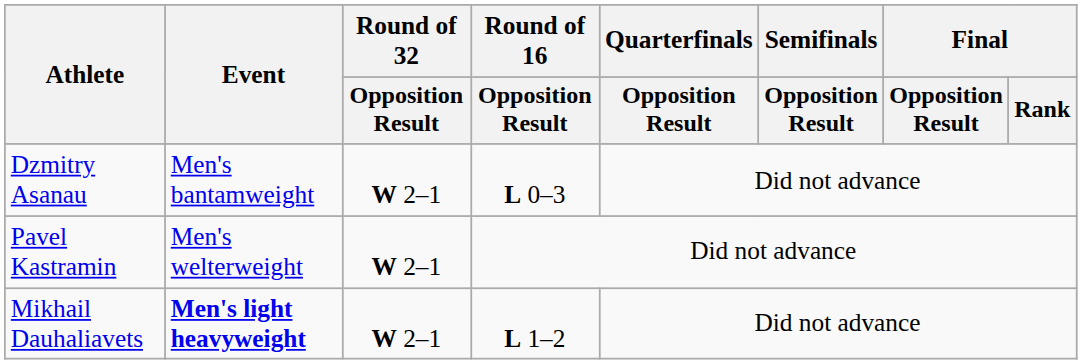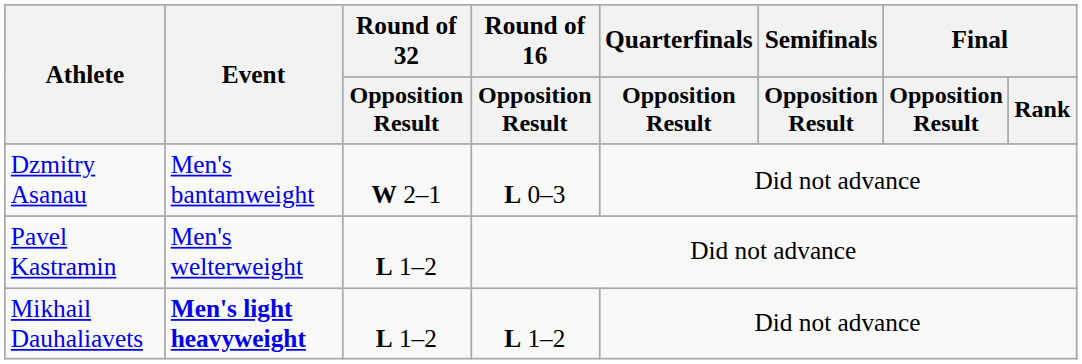(406, 266) W 2–1 -> (406, 266) L 1–2
(406, 338) W 2–1 -> (406, 338) L 1–2
